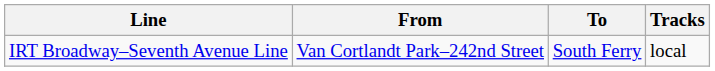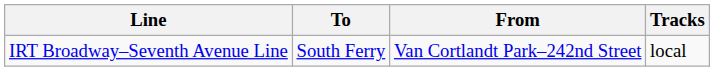columns swapped: (420, 20) <-> (597, 20)
